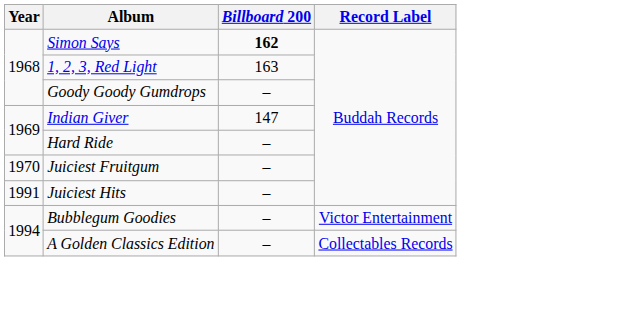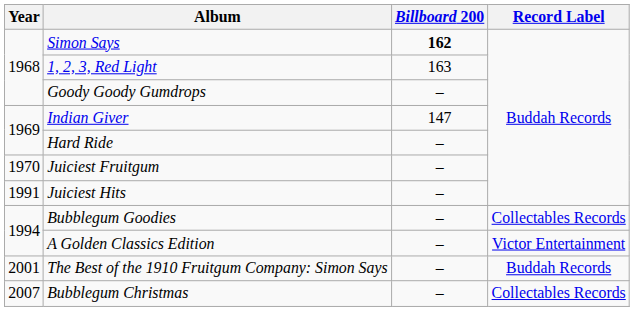(385, 218) Victor Entertainment -> (559, 218) Collectables Records
(385, 243) Collectables Records -> (559, 243) Victor Entertainment
+ row: (217, 268)
+ row: (118, 293)
